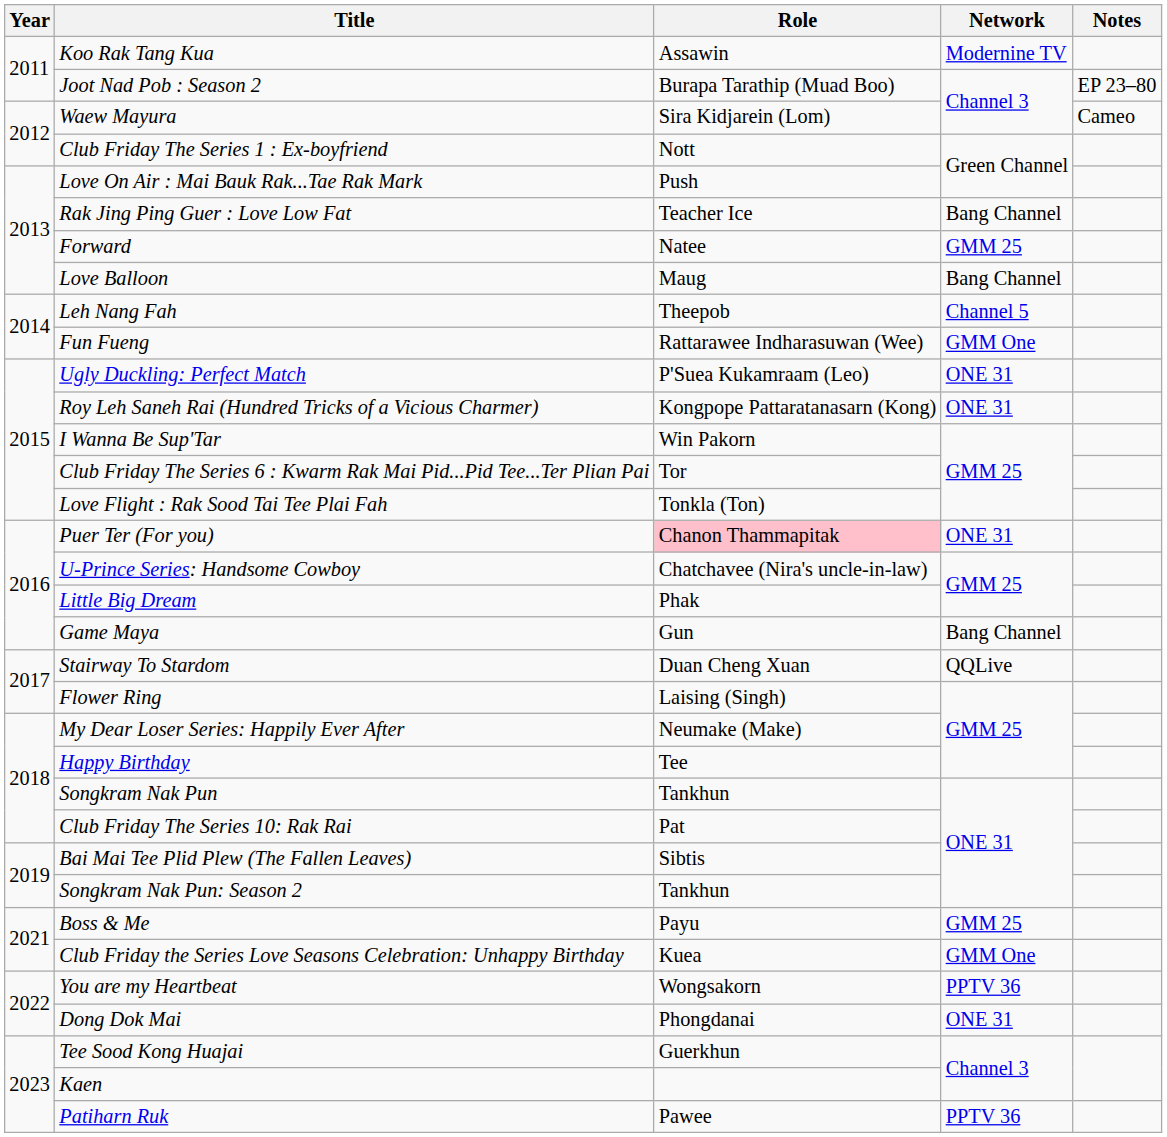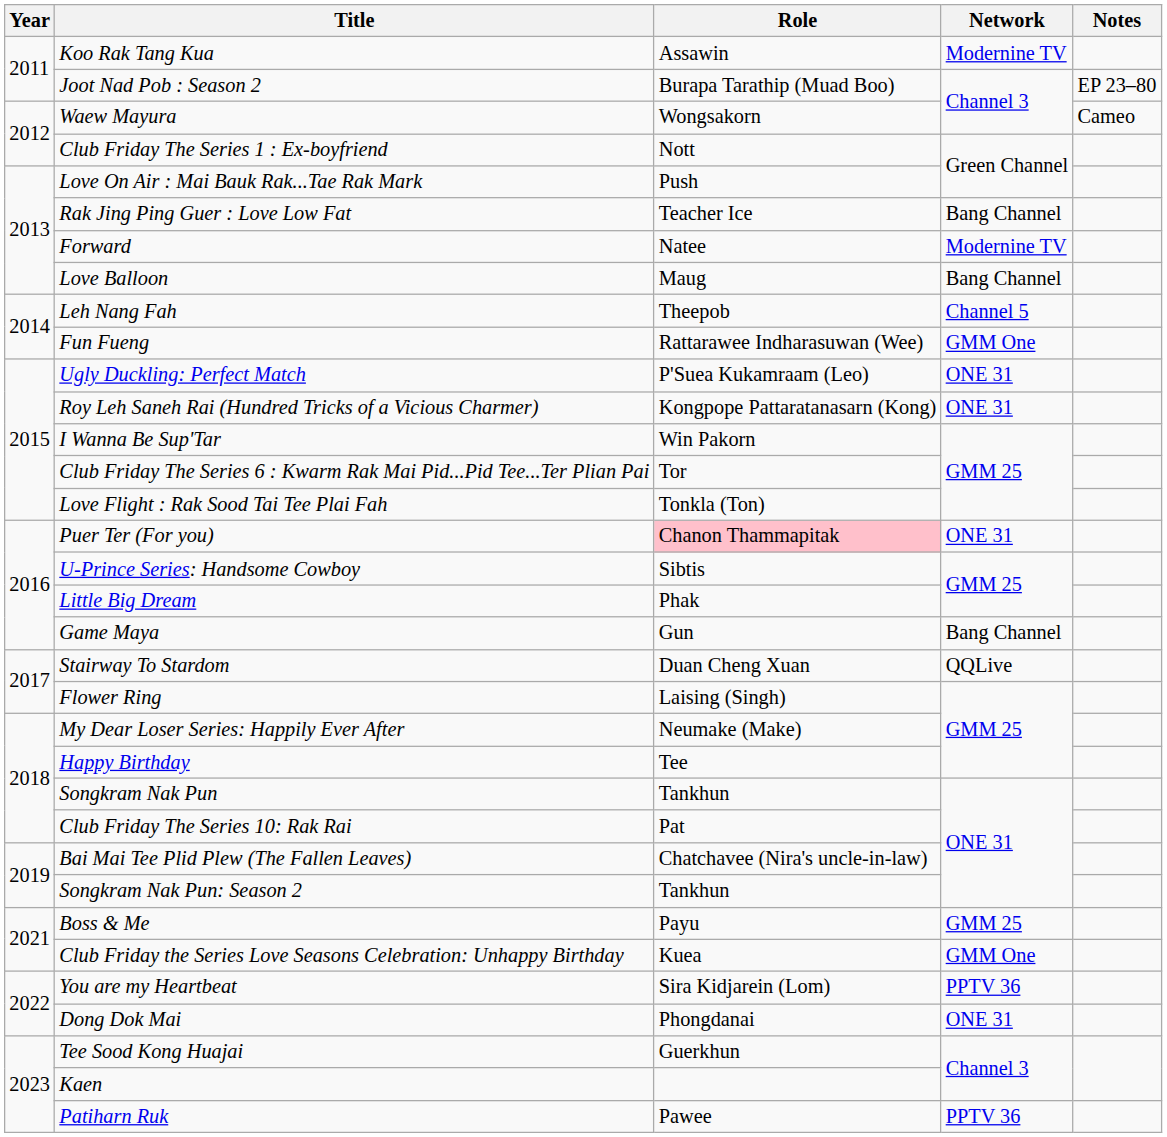(744, 117) Sira Kidjarein (Lom) -> (710, 117) Wongsakorn
(984, 246) GMM 25 -> (1006, 246) Modernine TV
(793, 568) Chatchavee (Nira's uncle-in-law) -> (682, 568) Sibtis
(682, 858) Sibtis -> (793, 858) Chatchavee (Nira's uncle-in-law)
(710, 987) Wongsakorn -> (744, 987) Sira Kidjarein (Lom)
